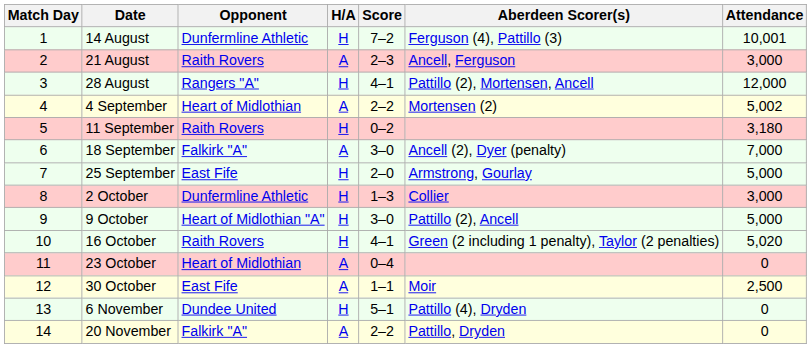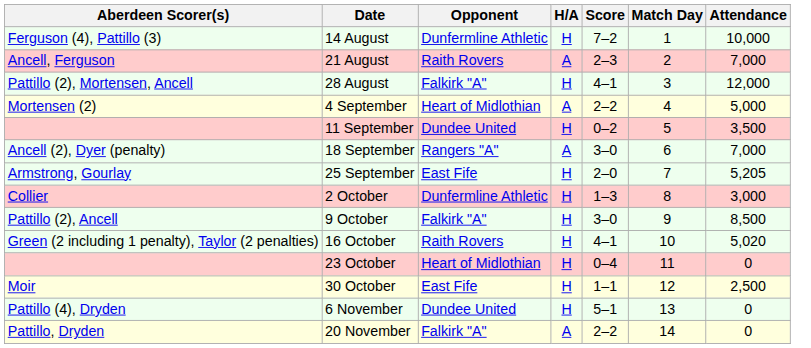columns swapped: (43, 15) <-> (564, 15)
(765, 38) 10,001 -> (748, 38) 10,000
(765, 60) 3,000 -> (748, 60) 7,000
(220, 83) Rangers "A" -> (454, 83) Falkirk "A"
(765, 106) 5,002 -> (748, 106) 5,000
(223, 128) Raith Rovers -> (469, 128) Dundee United
(765, 128) 3,180 -> (748, 128) 3,500
(214, 151) Falkirk "A" -> (460, 151) Rangers "A"
(765, 173) 5,000 -> (748, 173) 5,205
(253, 219) Heart of Midlothian "A" -> (454, 219) Falkirk "A"
(765, 219) 5,000 -> (748, 219) 8,500
(343, 264) A -> (567, 264) H
(343, 286) A -> (567, 286) H
